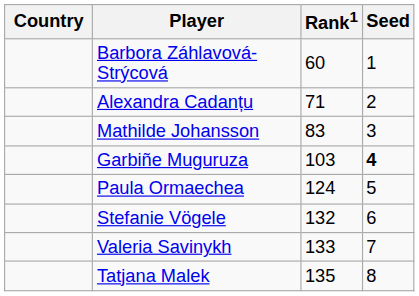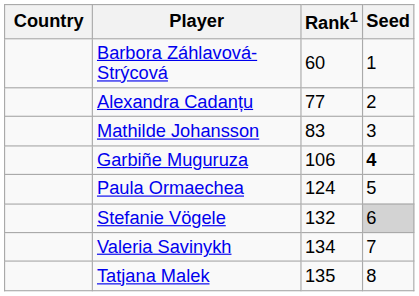(315, 102) 71 -> (315, 102) 77
(320, 160) 103 -> (320, 160) 106
(371, 217) no background -> (371, 217) lightgrey background
(320, 246) 133 -> (320, 246) 134
